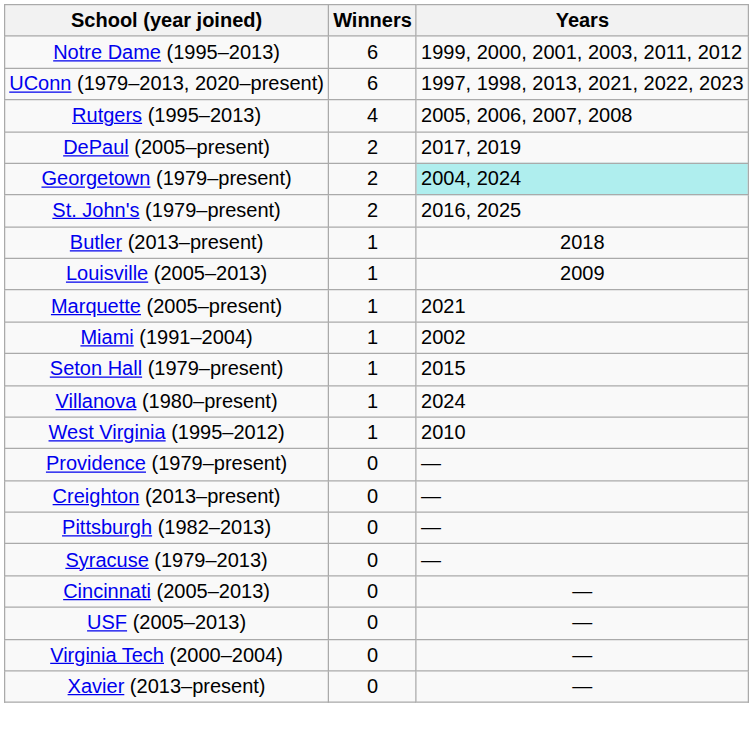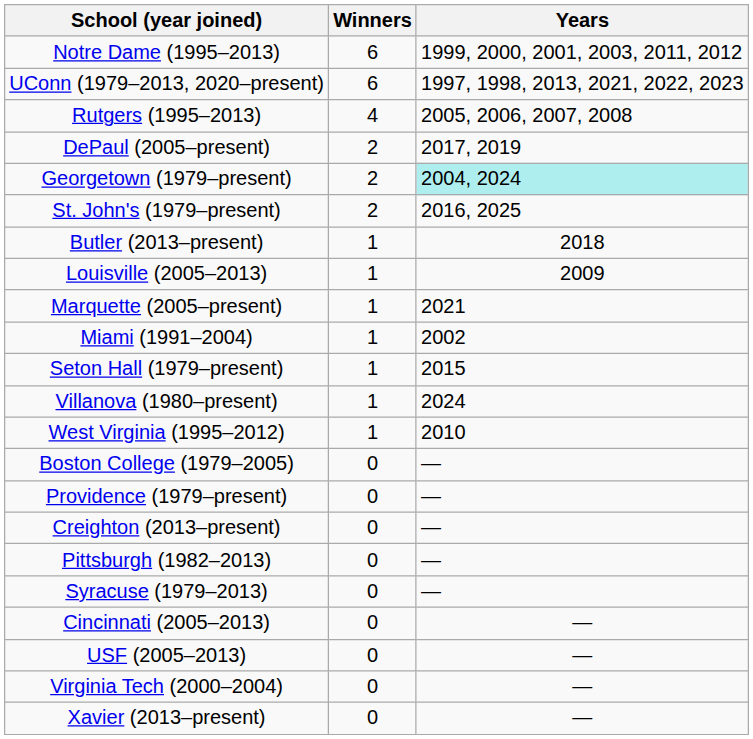+ row: (167, 464)
